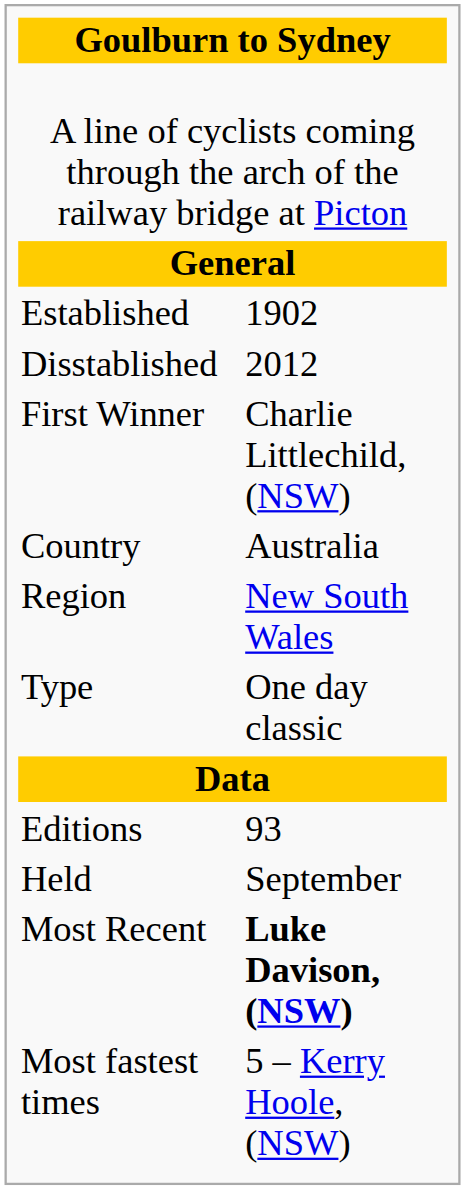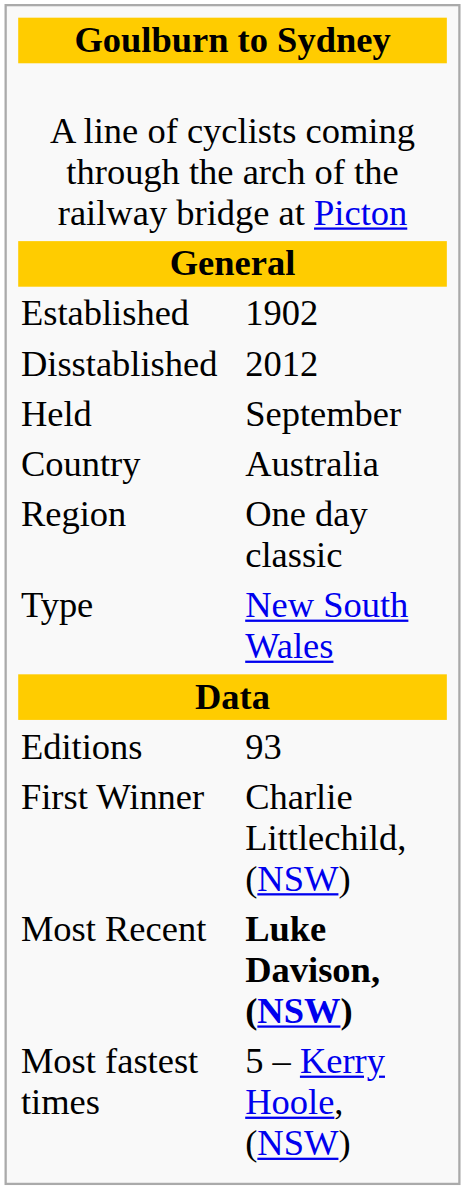rows swapped: (56, 879) <-> (113, 414)
(327, 617) New South Wales -> (306, 535) One day classic
(306, 708) One day classic -> (327, 626) New South Wales
